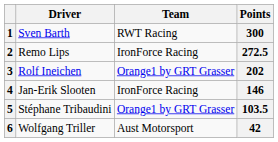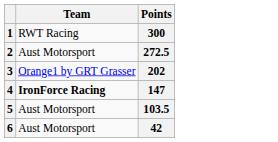- column: (65, 14)
(157, 52) IronForce Racing -> (57, 52) Aust Motorsport
(157, 90) normal -> (62, 90) bold
(255, 90) 146 -> (156, 90) 147
(176, 109) Orange1 by GRT Grasser -> (57, 109) Aust Motorsport
